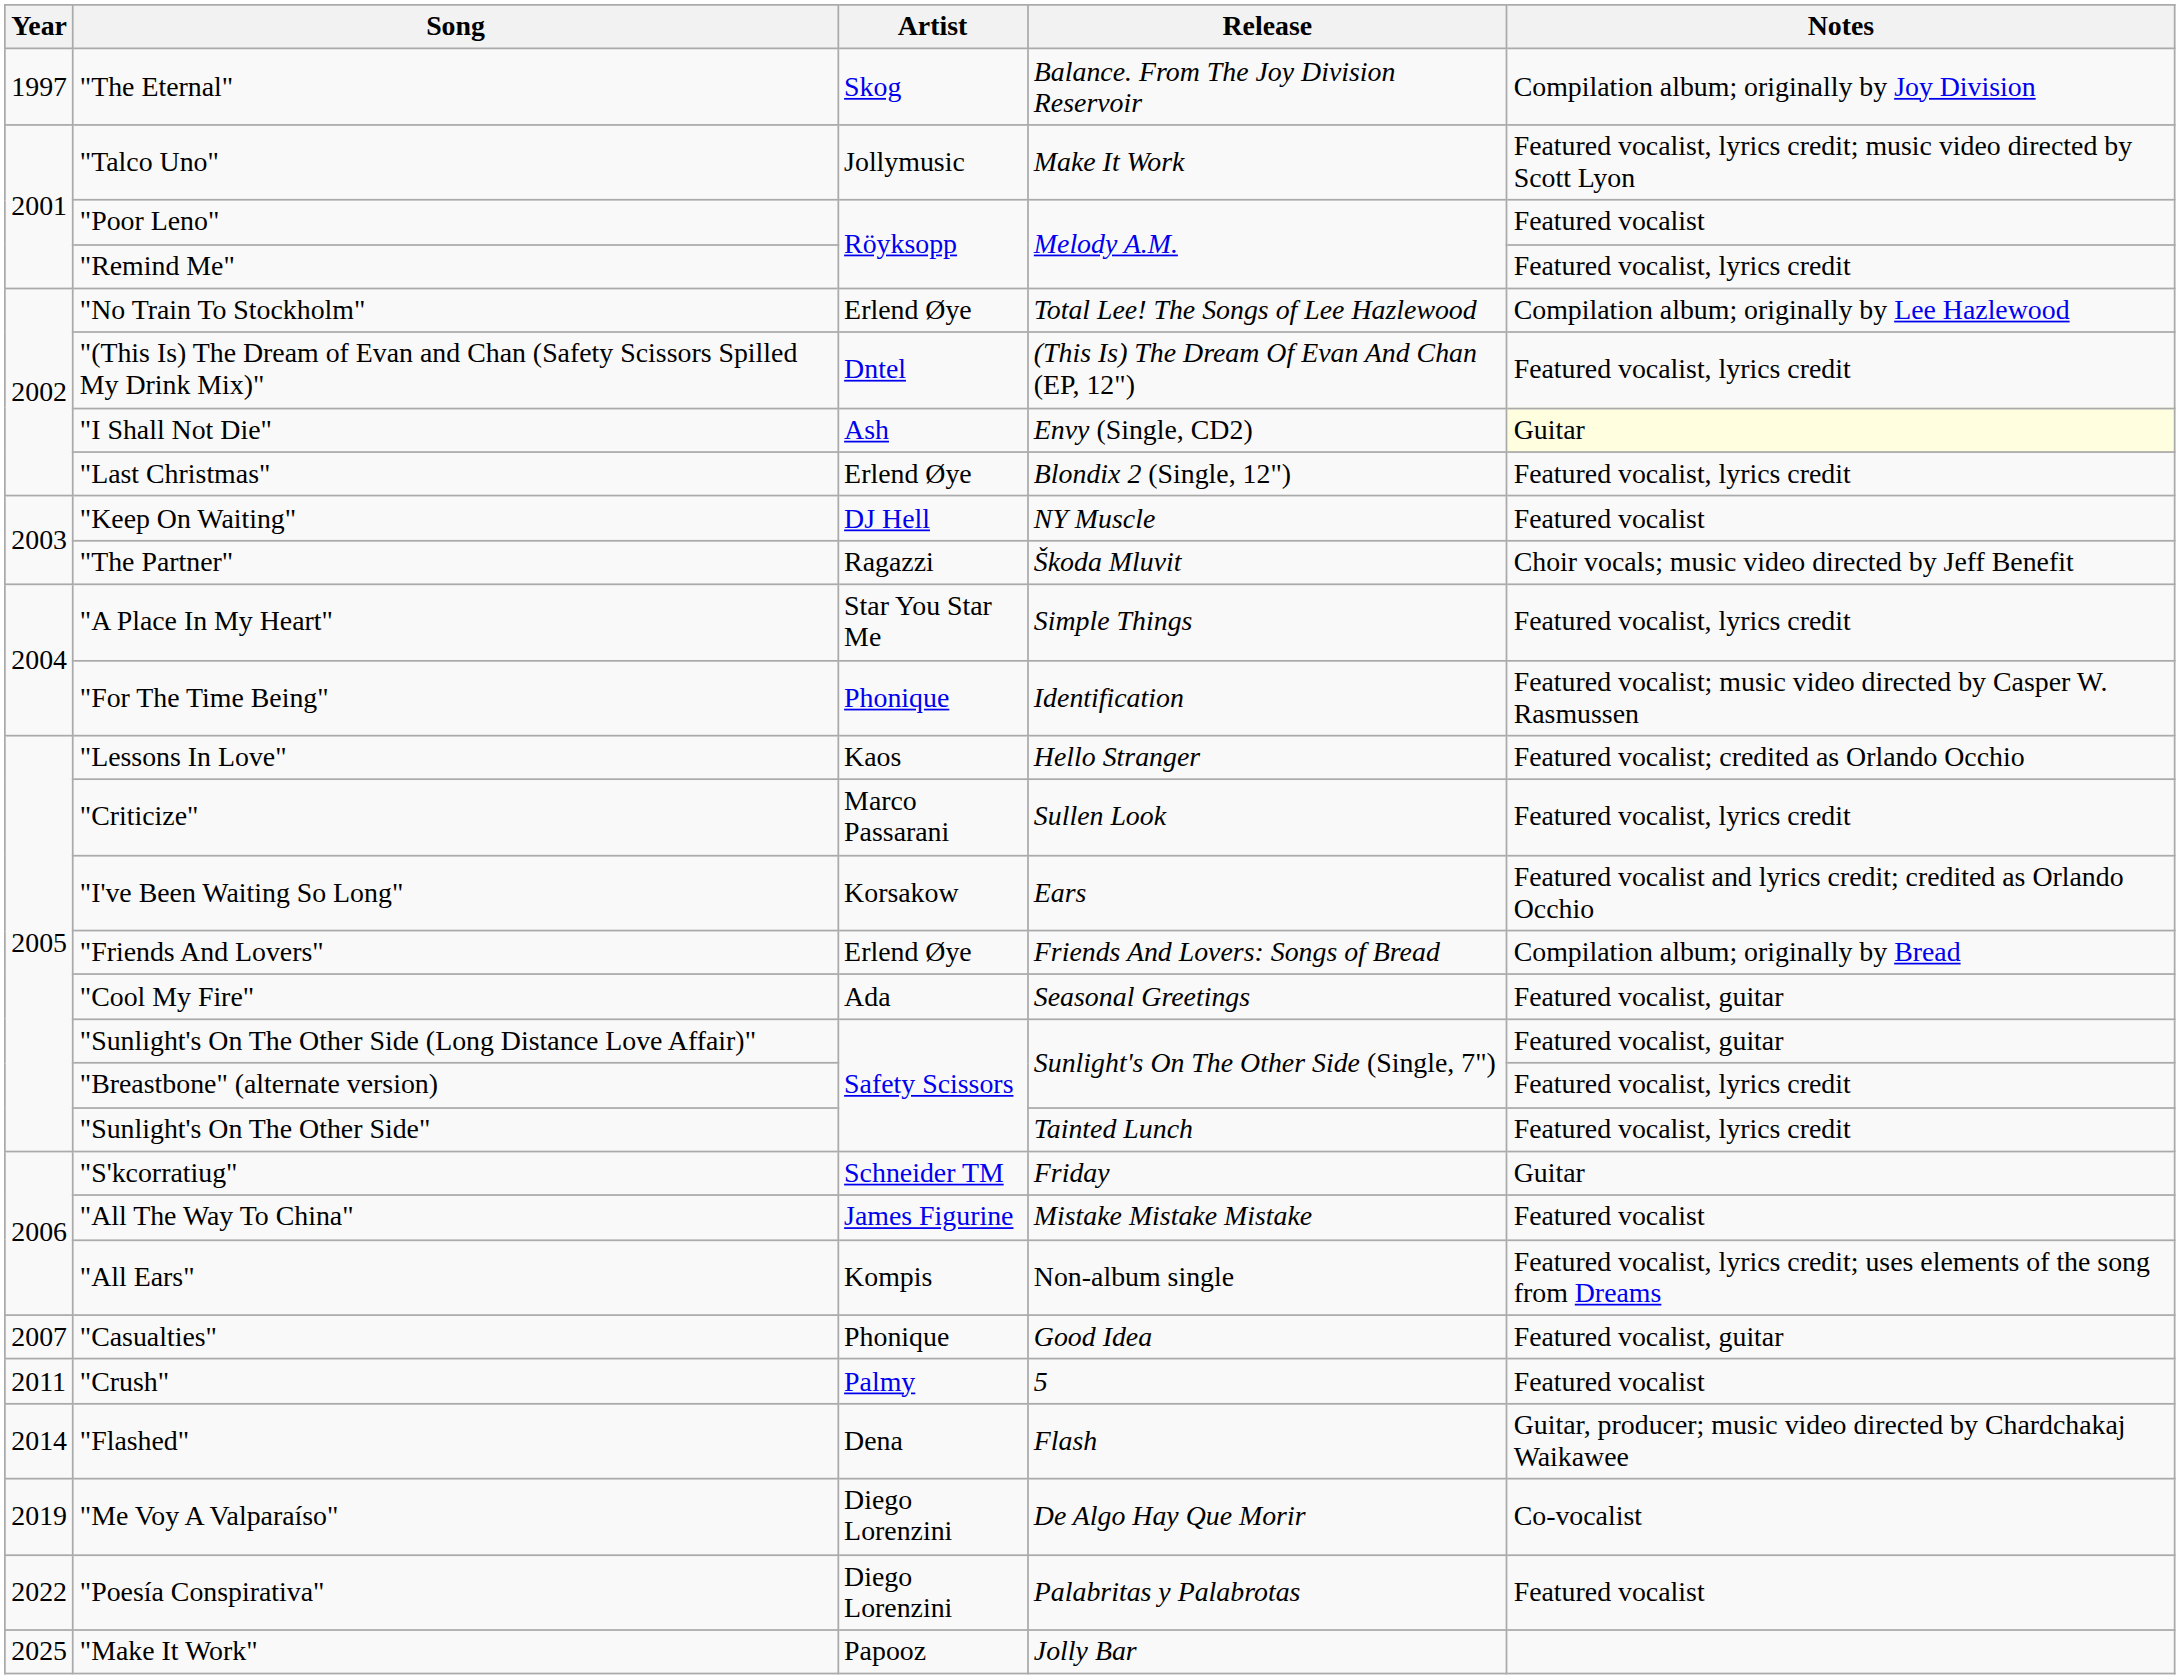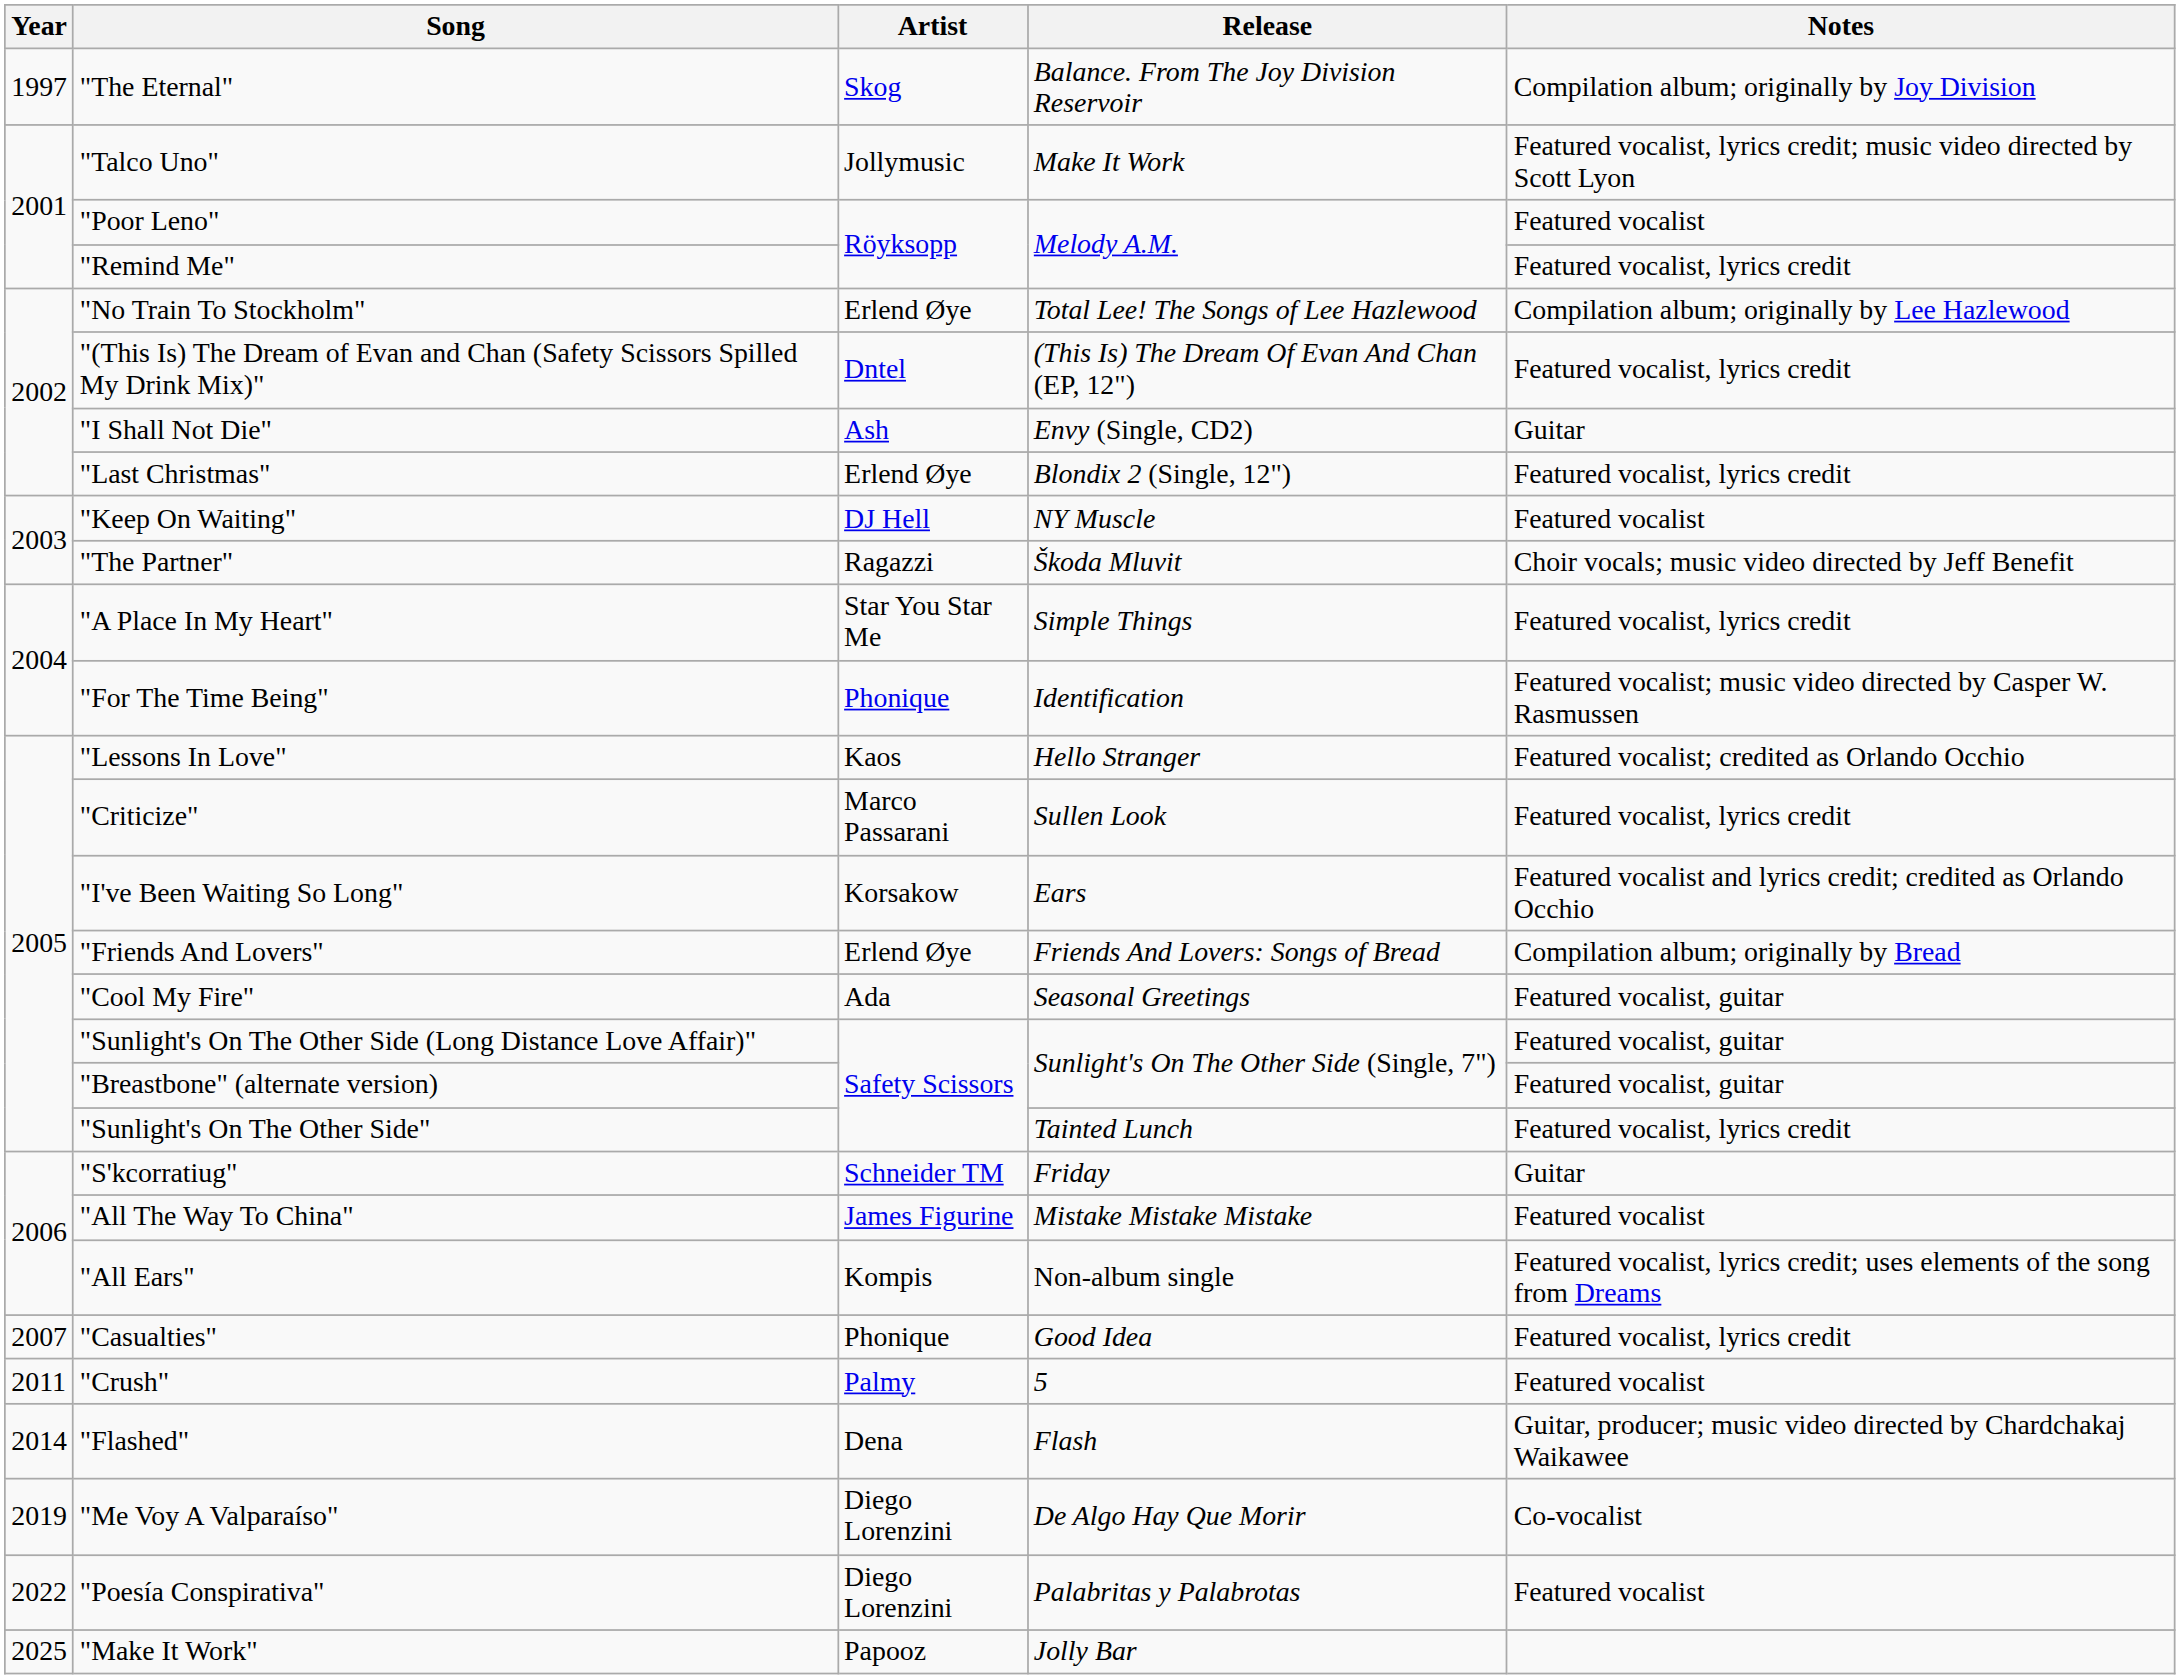(1549, 429) lightyellow background -> (1549, 429) no background
(1682, 1084) Featured vocalist, lyrics credit -> (1649, 1084) Featured vocalist, guitar
(1649, 1336) Featured vocalist, guitar -> (1682, 1336) Featured vocalist, lyrics credit
